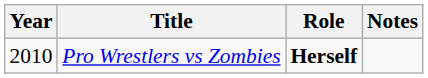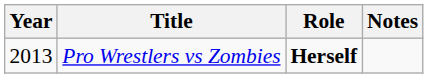(31, 55) 2010 -> (31, 55) 2013
